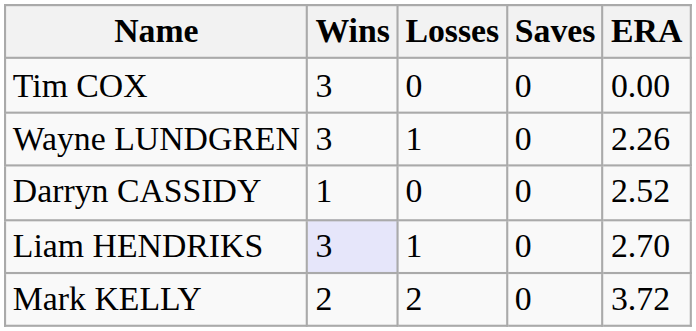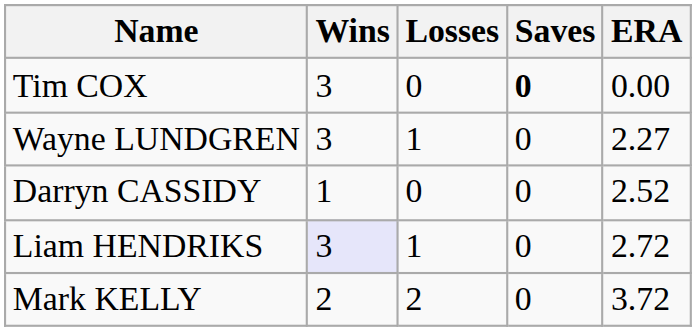(523, 84) normal -> (523, 84) bold
(641, 138) 2.26 -> (641, 138) 2.27
(641, 245) 2.70 -> (641, 245) 2.72
